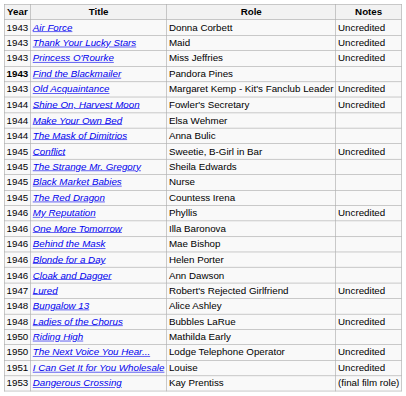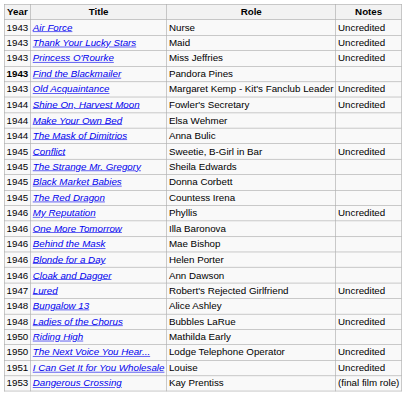(201, 27) Donna Corbett -> (182, 27) Nurse
(182, 182) Nurse -> (201, 182) Donna Corbett
